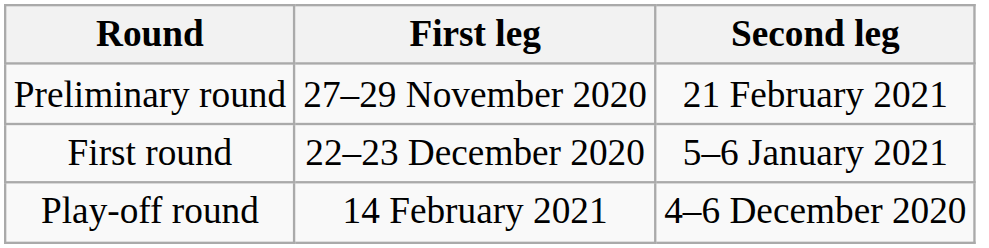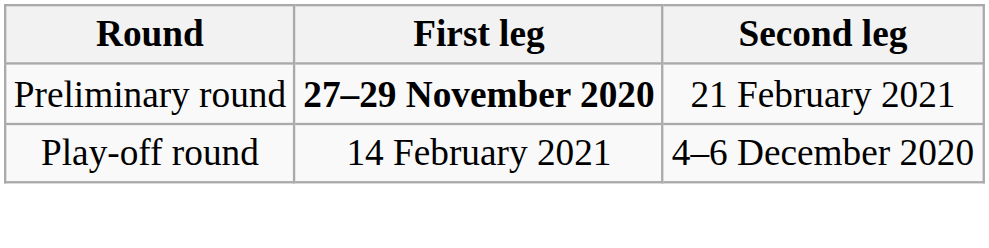(475, 93) normal -> (479, 93) bold
- row: (150, 152)
